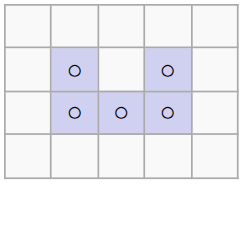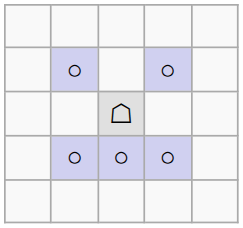+ row: (75, 114)
